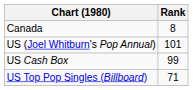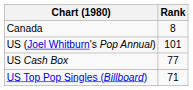(173, 61) 99 -> (173, 61) 77
